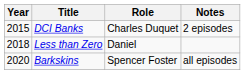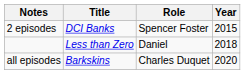columns swapped: (18, 12) <-> (210, 12)
(143, 28) Charles Duquet -> (174, 28) Spencer Foster
(142, 61) Spencer Foster -> (174, 61) Charles Duquet
